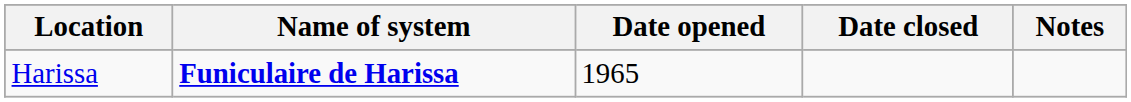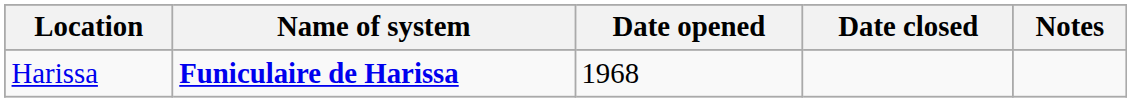(610, 73) 1965 -> (610, 73) 1968
